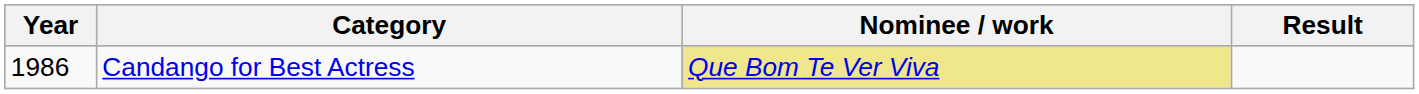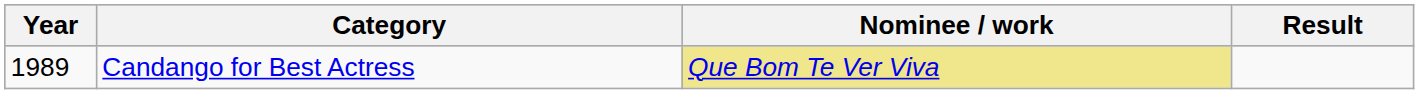(40, 66) 1986 -> (40, 66) 1989
